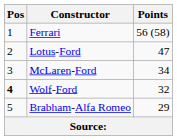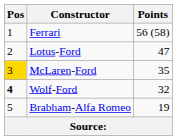(10, 70) no background -> (10, 70) gold background
(164, 70) 34 -> (164, 70) 35
(164, 108) 29 -> (164, 108) 19
